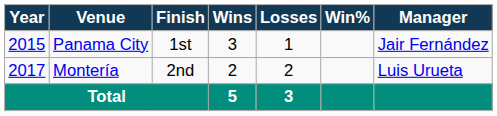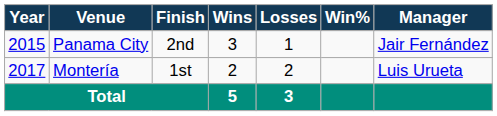(180, 44) 1st -> (180, 44) 2nd
(180, 70) 2nd -> (180, 70) 1st
